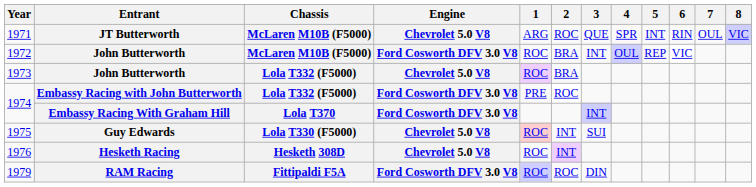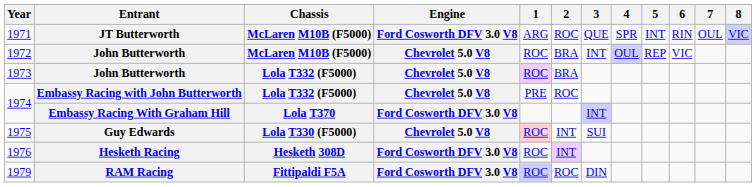(447, 34) Chevrolet 5.0 V8 -> (447, 34) Ford Cosworth DFV 3.0 V8
(447, 54) Ford Cosworth DFV 3.0 V8 -> (447, 54) Chevrolet 5.0 V8
(447, 93) Ford Cosworth DFV 3.0 V8 -> (447, 93) Chevrolet 5.0 V8
(447, 152) Chevrolet 5.0 V8 -> (447, 152) Ford Cosworth DFV 3.0 V8
